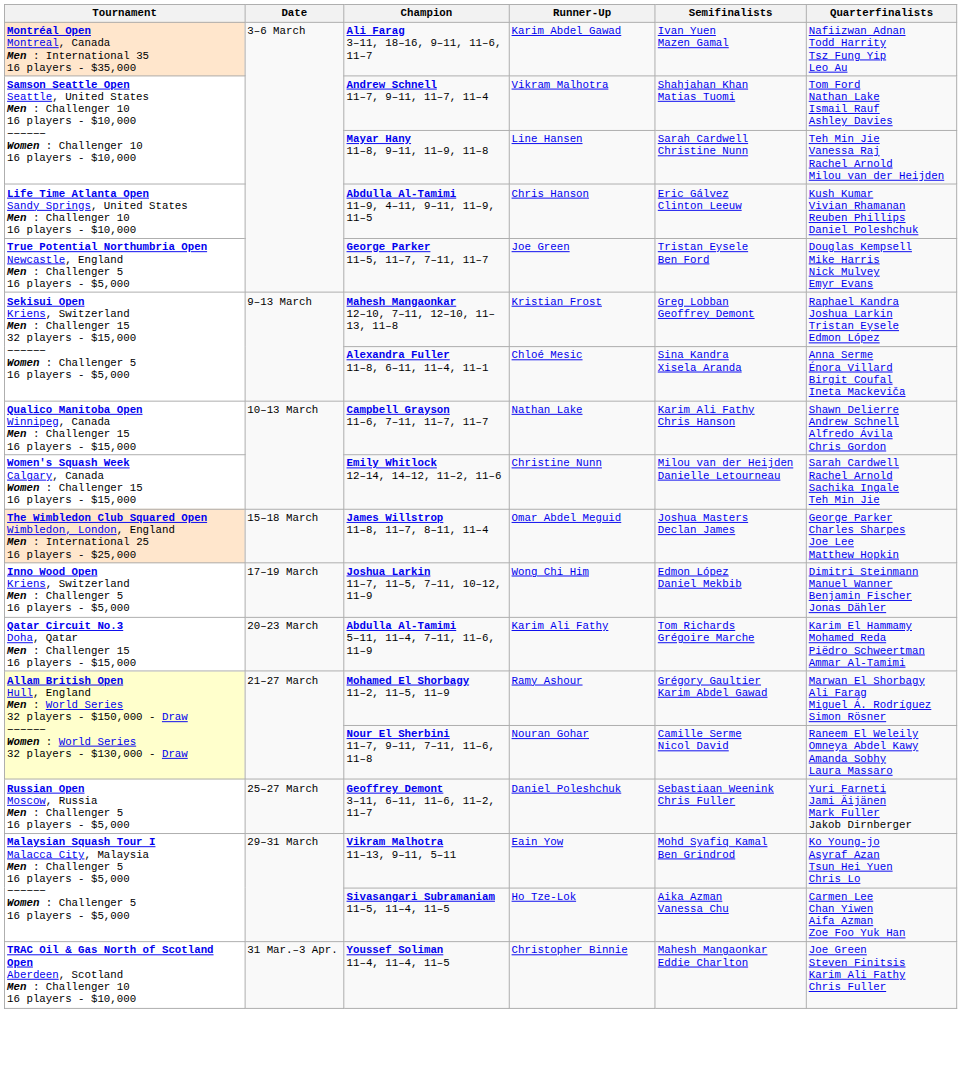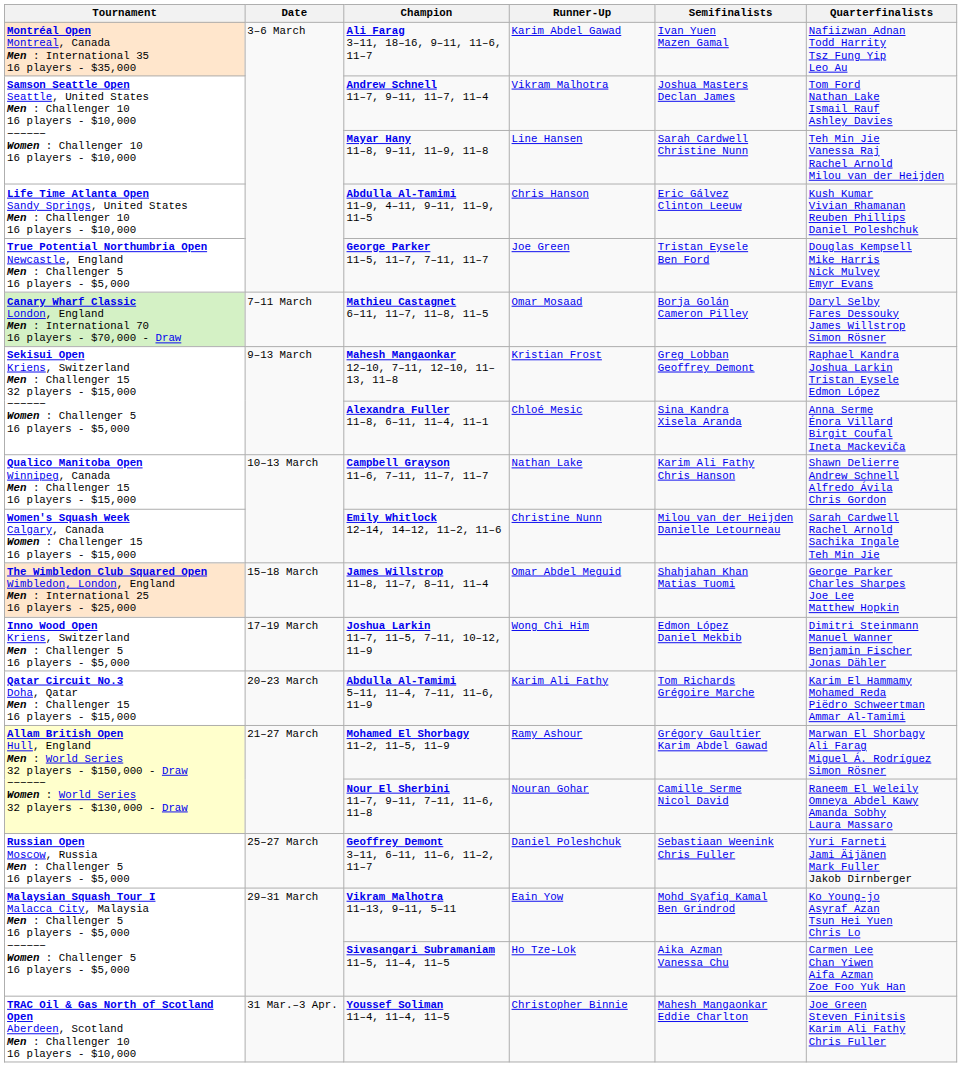(703, 91) Shahjahan Khan Matias Tuomi -> (703, 91) Joshua Masters Declan James
+ row: (418, 308)
(703, 524) Joshua Masters Declan James -> (703, 578) Shahjahan Khan Matias Tuomi
